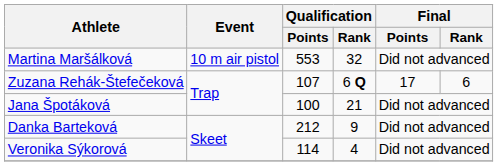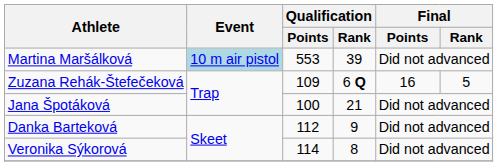(235, 60) no background -> (235, 60) lightblue background
(354, 60) 32 -> (354, 60) 39
(308, 82) 107 -> (308, 82) 109
(407, 82) 17 -> (407, 82) 16
(466, 82) 6 -> (466, 82) 5
(308, 127) 212 -> (308, 127) 112
(354, 150) 4 -> (354, 150) 8
